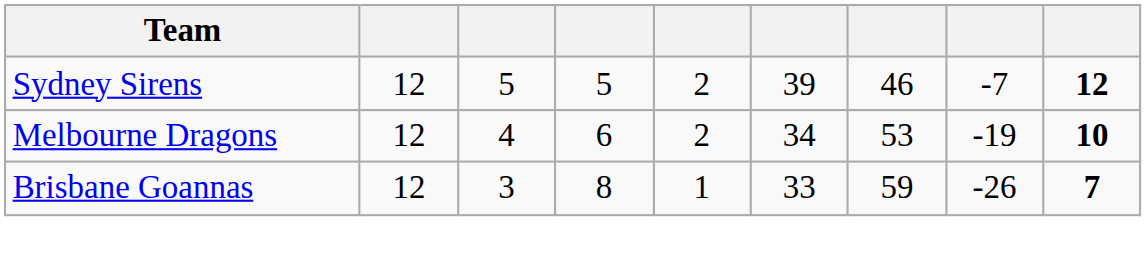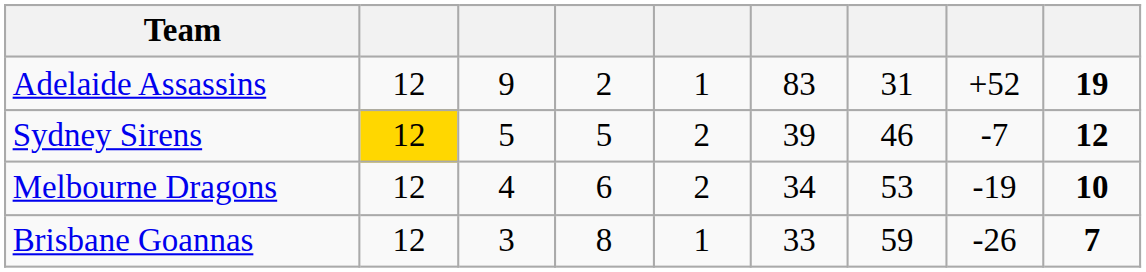+ row: (139, 82)
(409, 82) no background -> (409, 135) gold background
